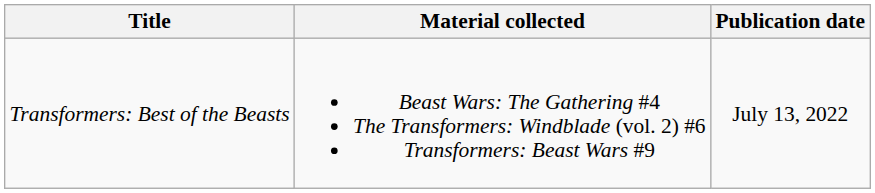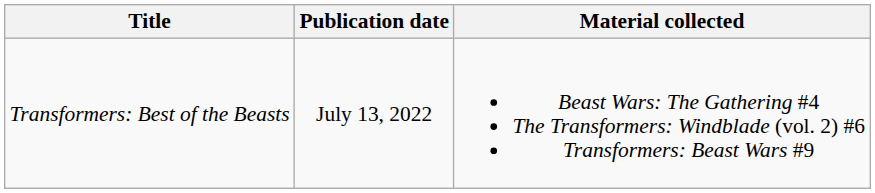columns swapped: (502, 21) <-> (790, 21)
